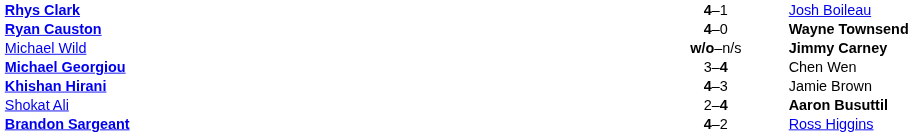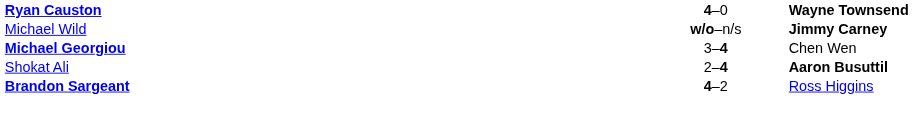- row: (42, 10)
- row: (56, 86)
